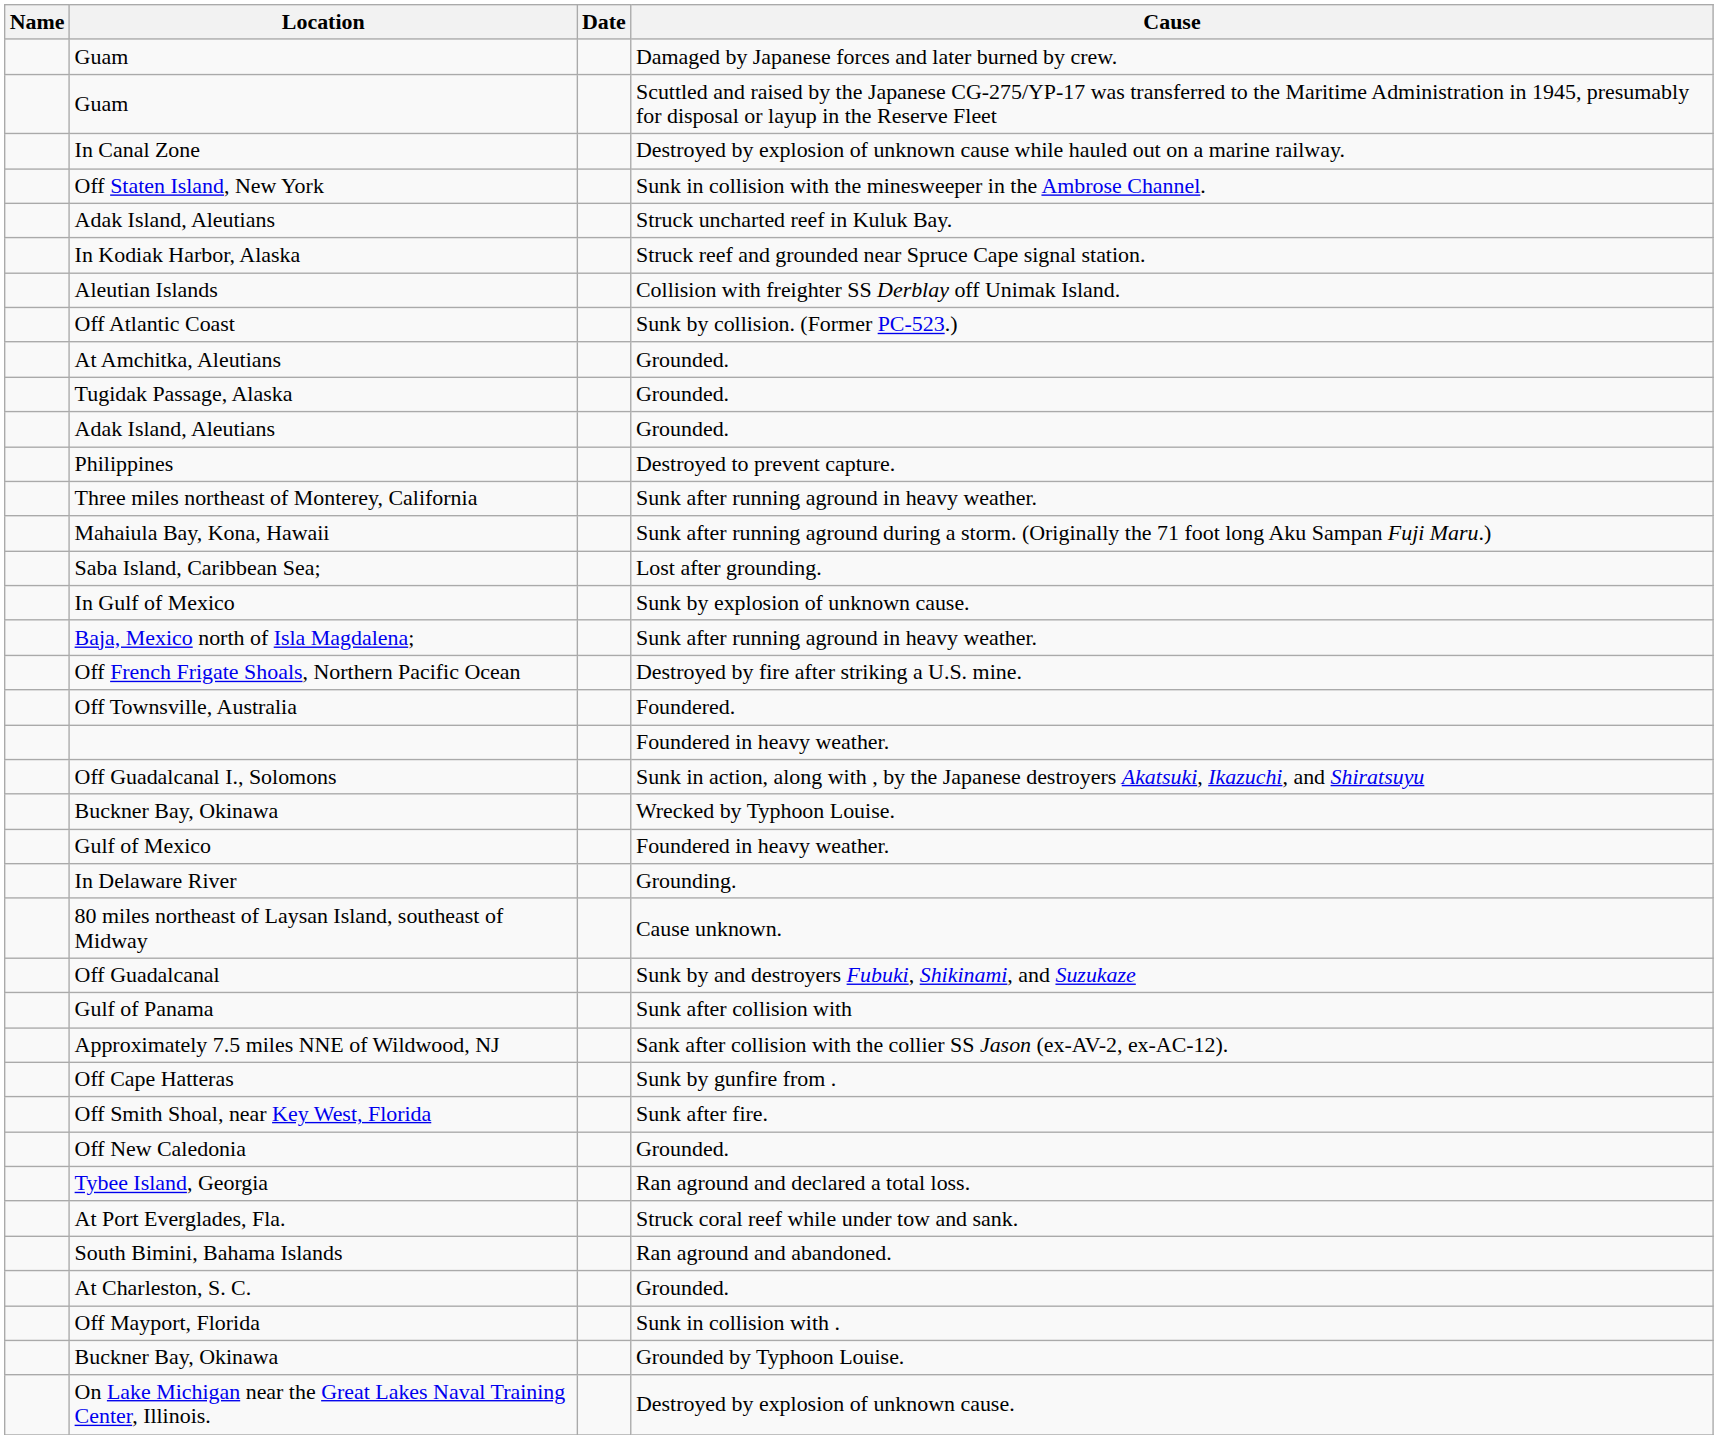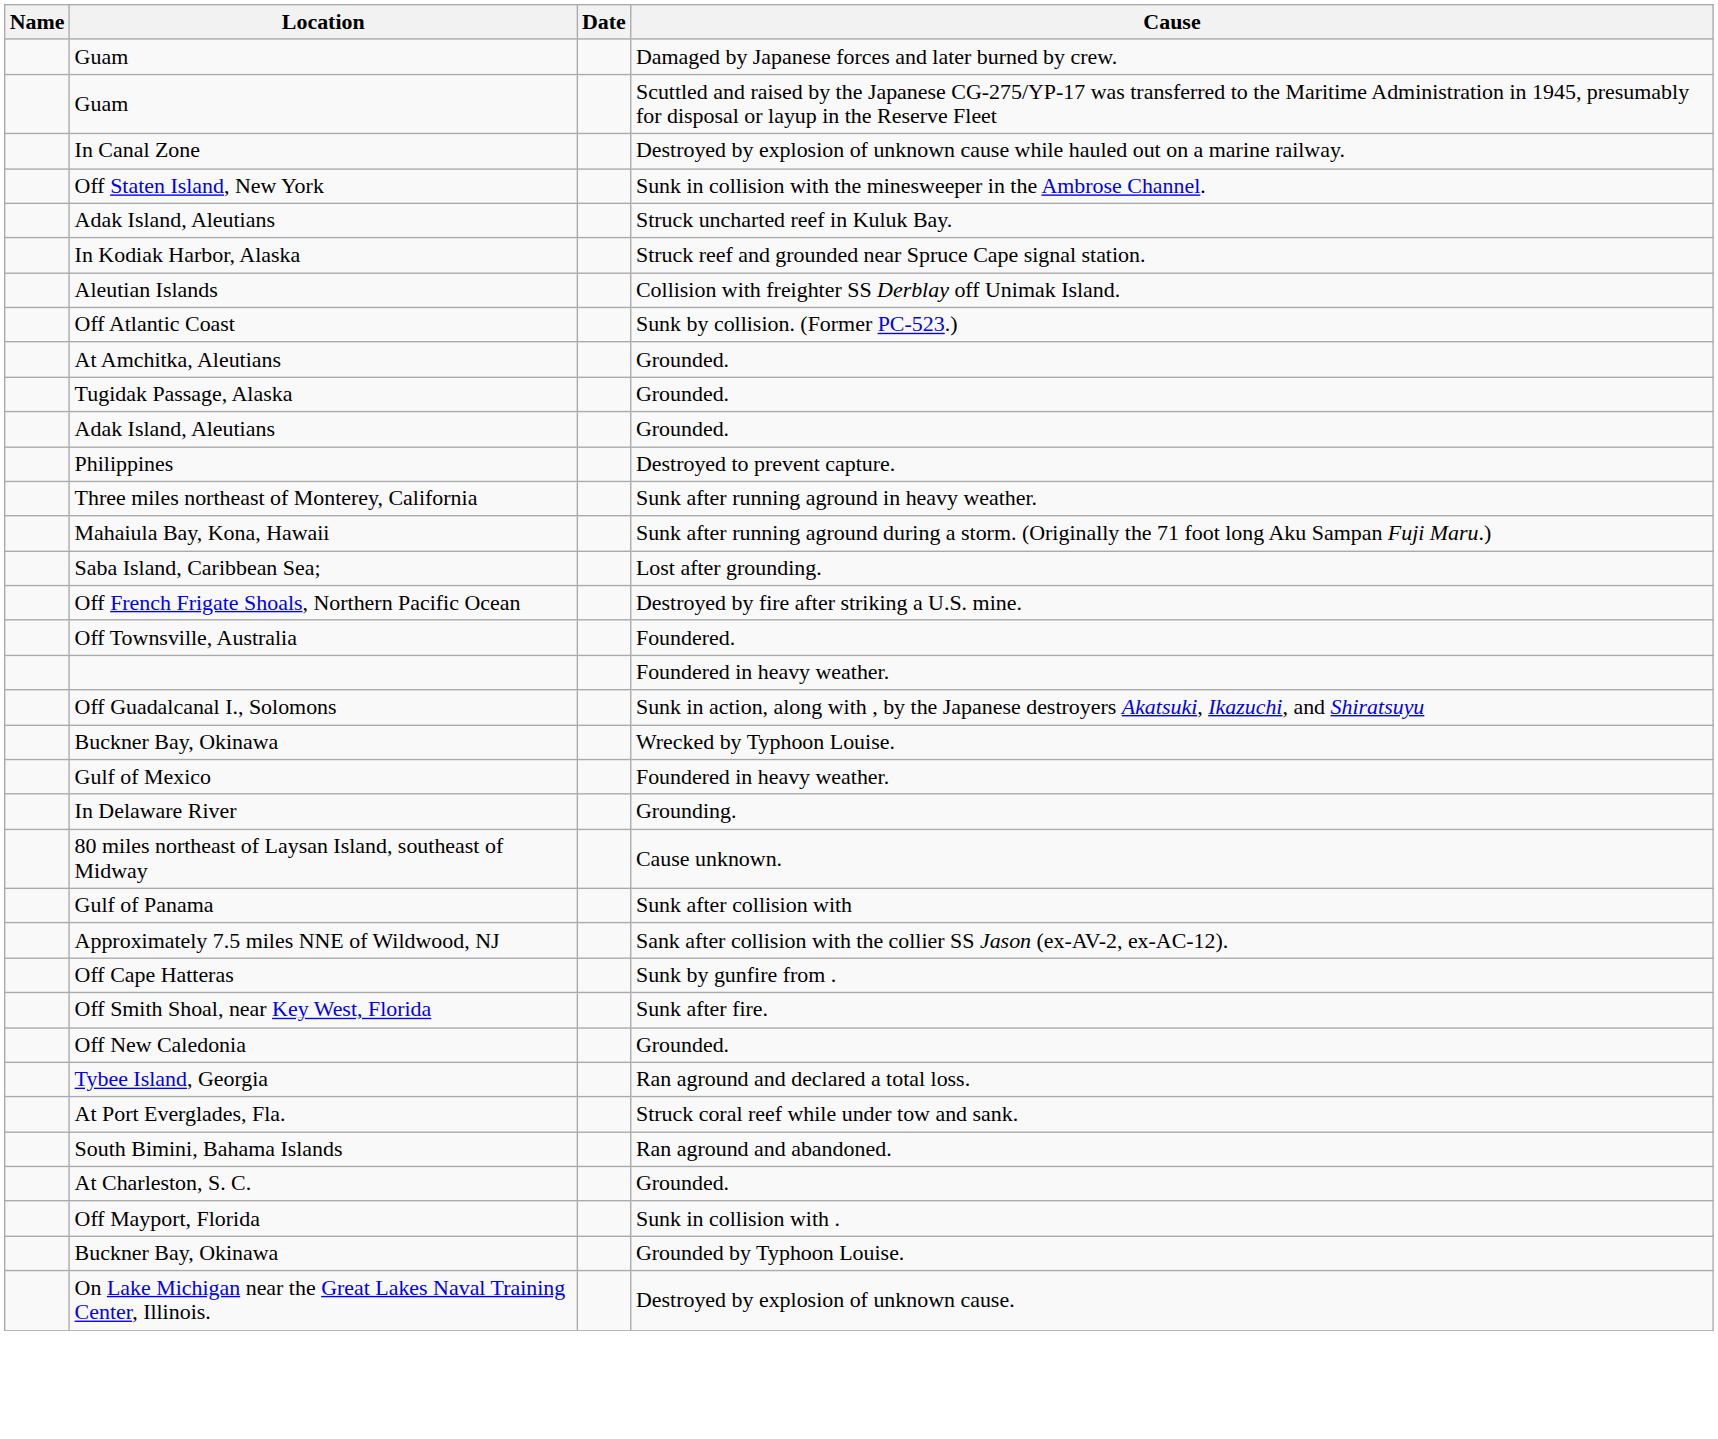- row: (155, 602)
- row: (244, 637)
- row: (147, 975)
